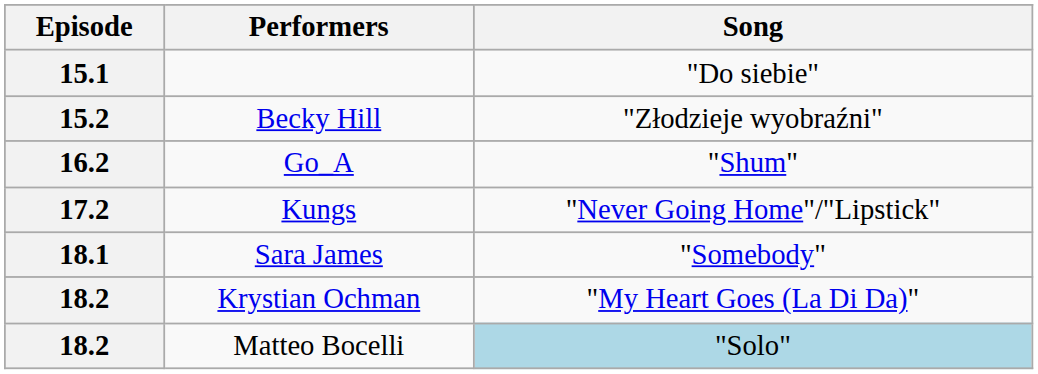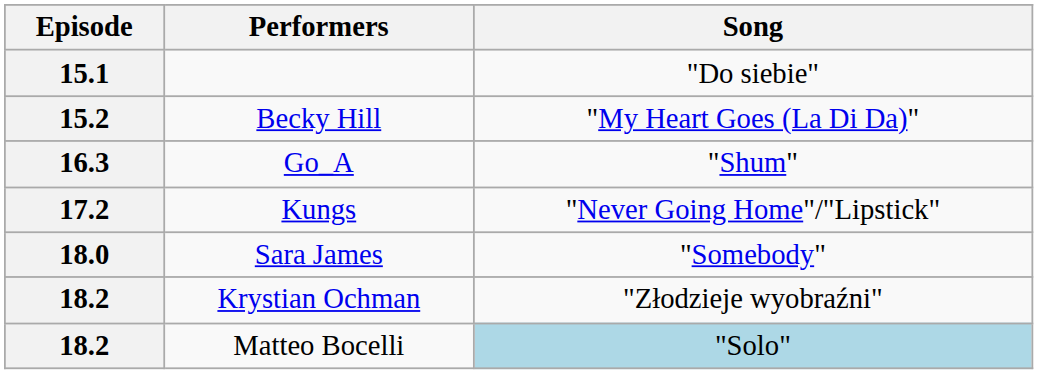(753, 118) "Złodzieje wyobraźni" -> (753, 118) "My Heart Goes (La Di Da)"
(84, 163) 16.2 -> (84, 163) 16.3
(84, 254) 18.1 -> (84, 254) 18.0
(753, 299) "My Heart Goes (La Di Da)" -> (753, 299) "Złodzieje wyobraźni"
